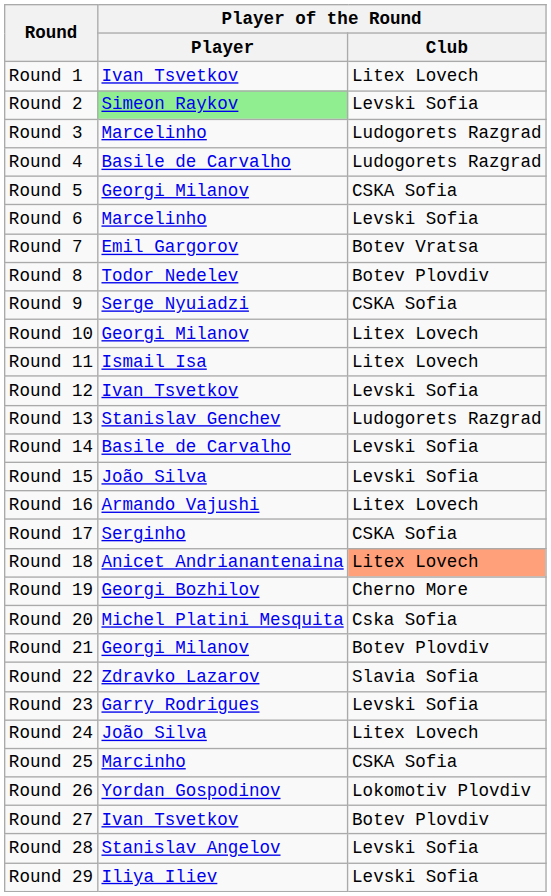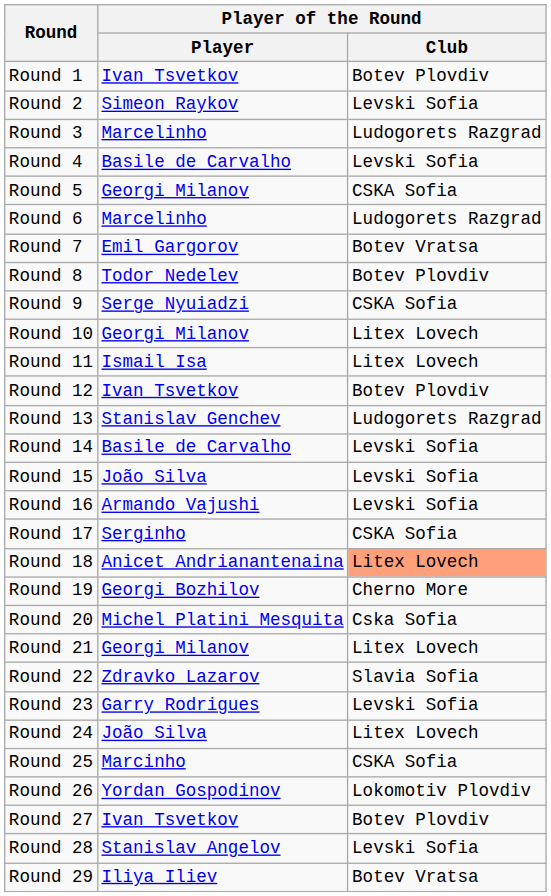(415, 76) Litex Lovech -> (421, 76) Botev Plovdiv
(170, 105) lightgreen background -> (170, 105) no background
(447, 162) Ludogorets Razgrad -> (415, 162) Levski Sofia
(415, 219) Levski Sofia -> (447, 219) Ludogorets Razgrad
(415, 391) Levski Sofia -> (421, 391) Botev Plovdiv
(415, 505) Litex Lovech -> (415, 505) Levski Sofia
(421, 648) Botev Plovdiv -> (415, 648) Litex Lovech
(415, 877) Levski Sofia -> (415, 877) Botev Vratsa
